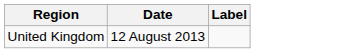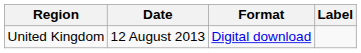+ column: (261, 15)
